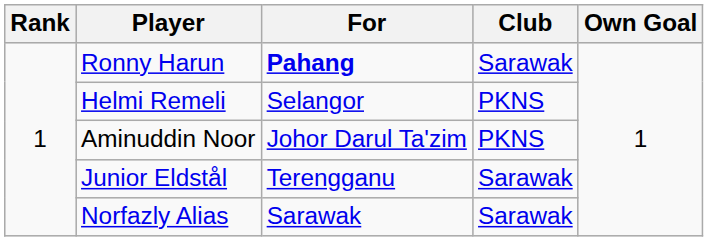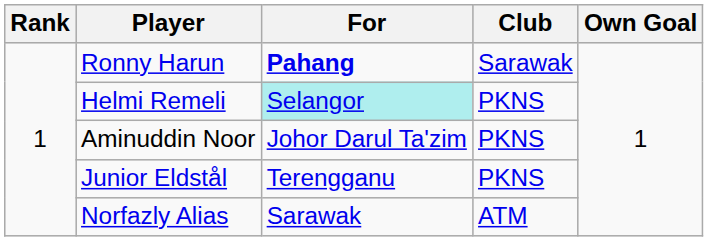(315, 100) no background -> (315, 100) paleturquoise background
(525, 178) Sarawak -> (511, 178) PKNS
(525, 216) Sarawak -> (503, 216) ATM
